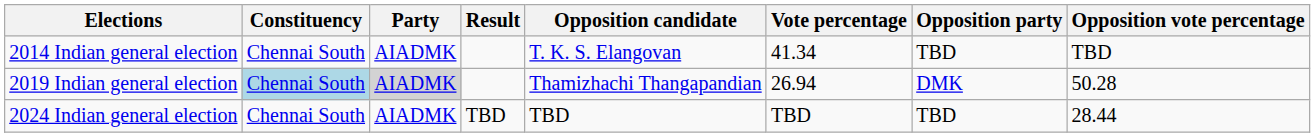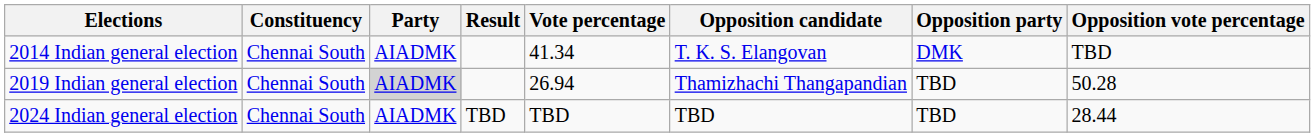columns swapped: (839, 20) <-> (646, 20)
(936, 52) TBD -> (940, 52) DMK
(306, 83) lightblue background -> (306, 83) no background
(940, 83) DMK -> (936, 83) TBD
